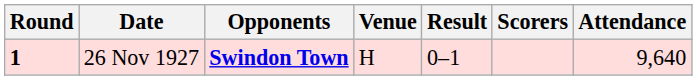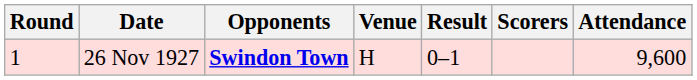(15, 57) bold -> (15, 57) normal
(661, 57) 9,640 -> (661, 57) 9,600
